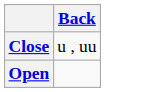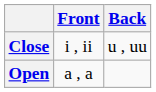+ column: (78, 18)
